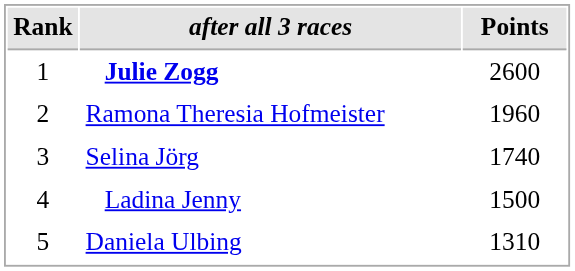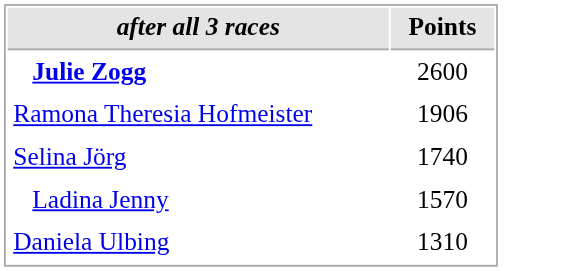- column: (43, 27)
(515, 114) 1960 -> (442, 114) 1906
(515, 199) 1500 -> (442, 199) 1570
